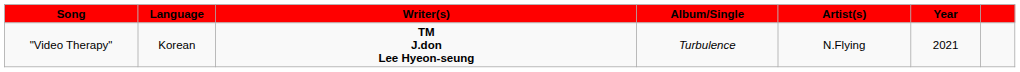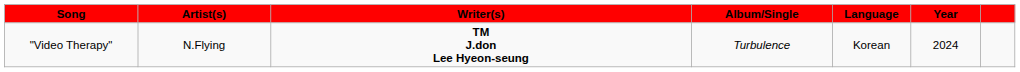columns swapped: (844, 14) <-> (177, 14)
(946, 45) 2021 -> (946, 45) 2024
